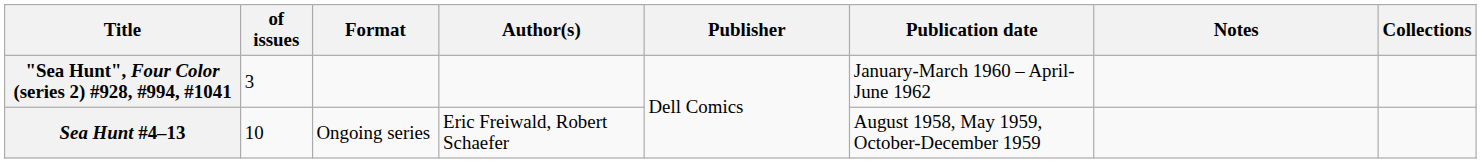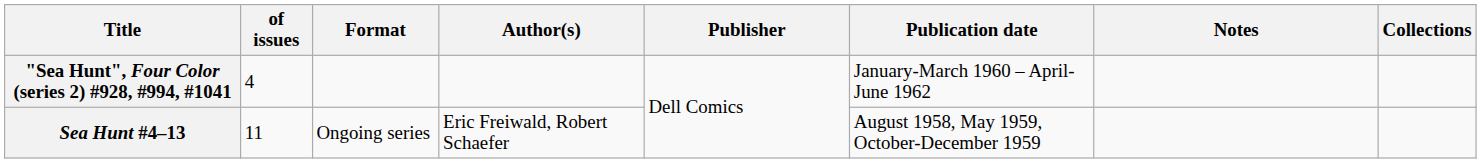(249, 81) 3 -> (249, 81) 4
(254, 132) 10 -> (254, 132) 11
